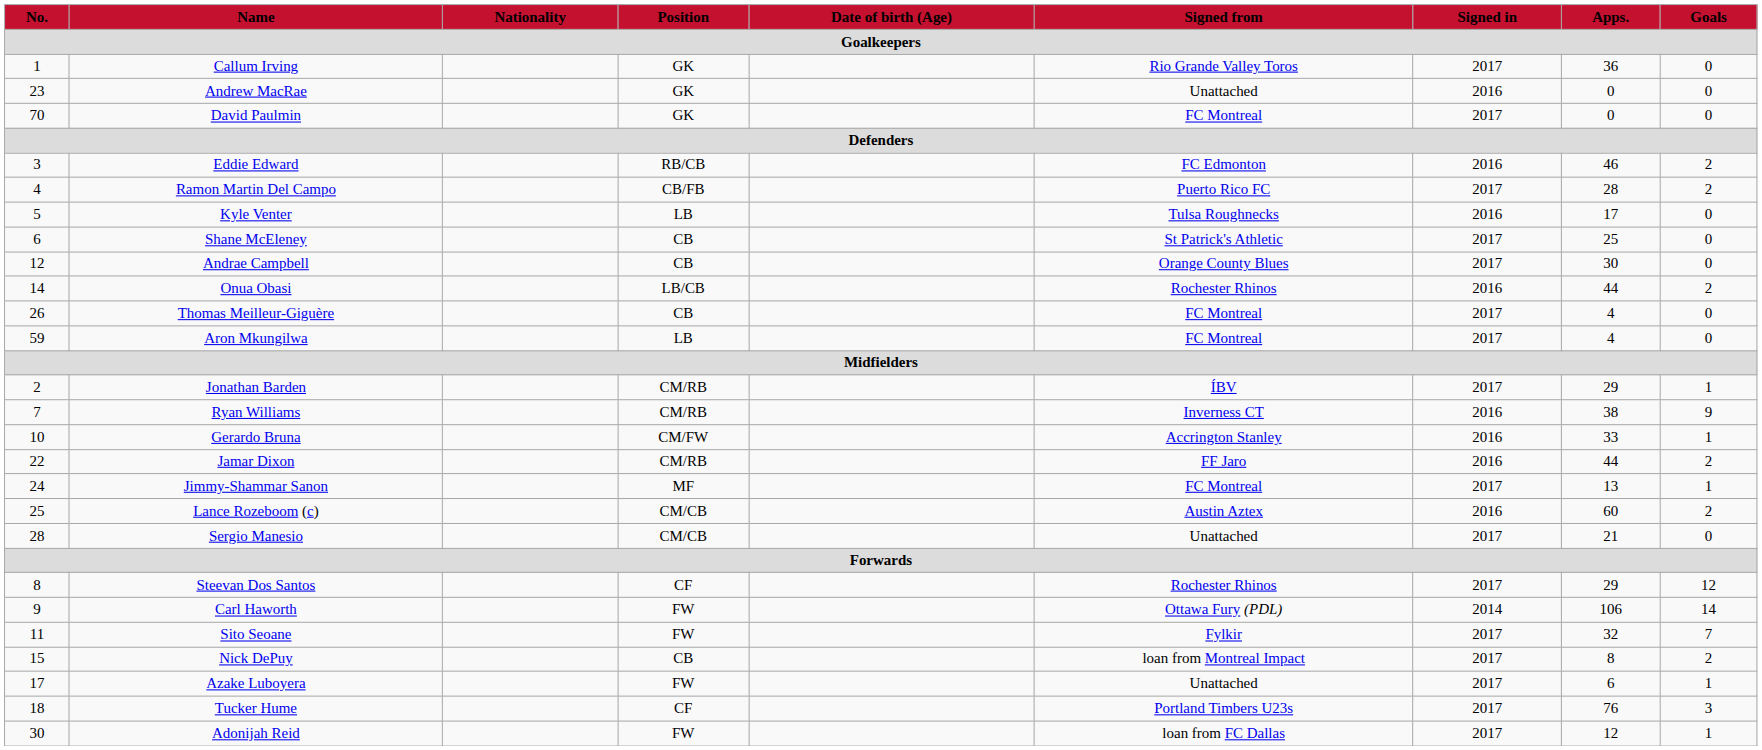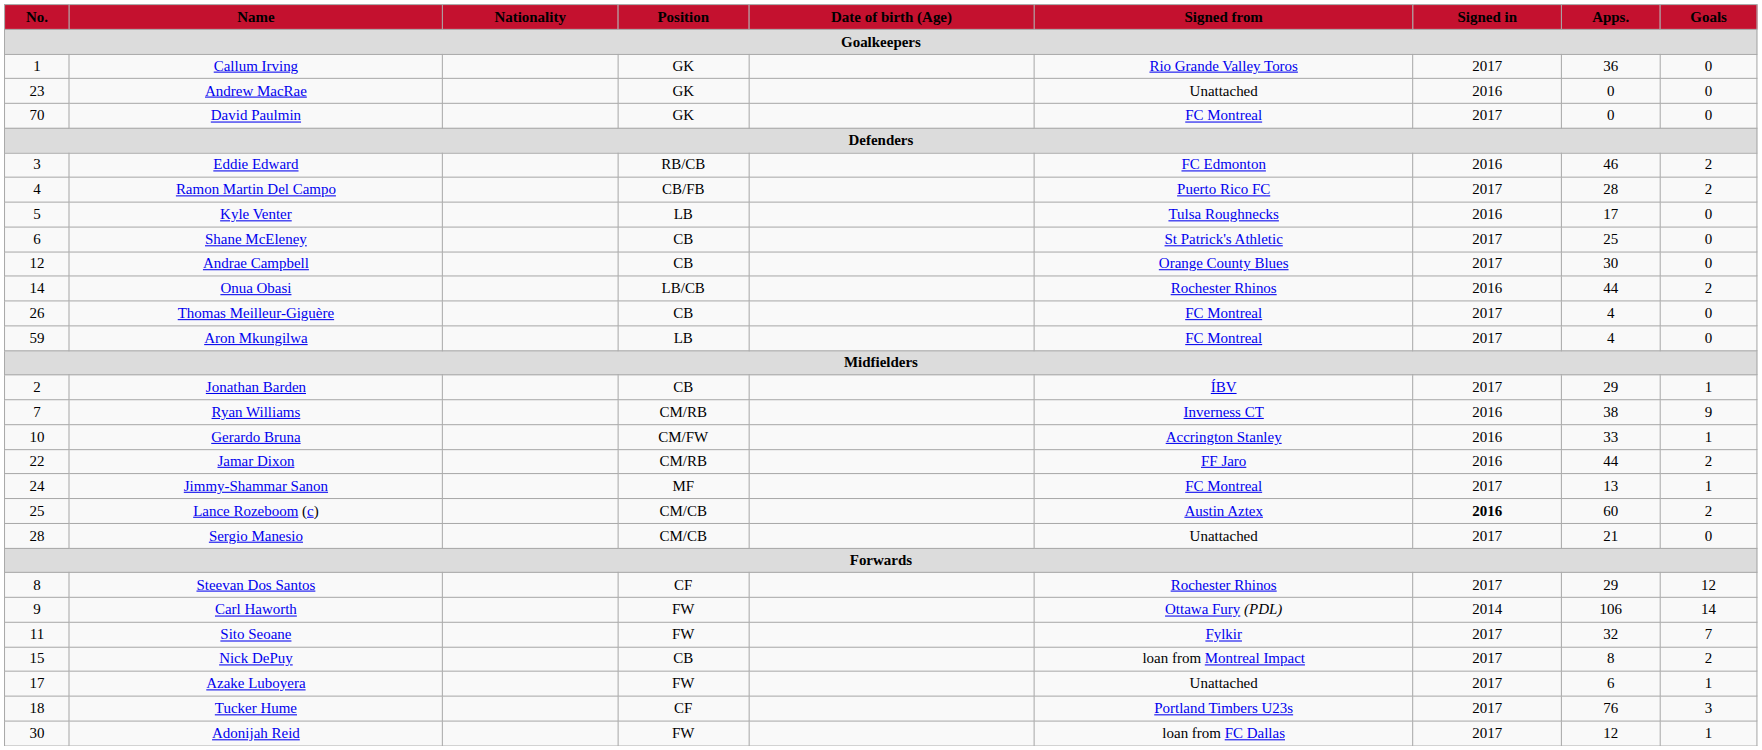(683, 387) CM/RB -> (683, 387) CB
(1487, 511) normal -> (1487, 511) bold
